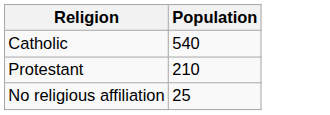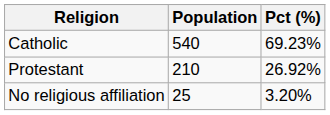+ column: (293, 17)
